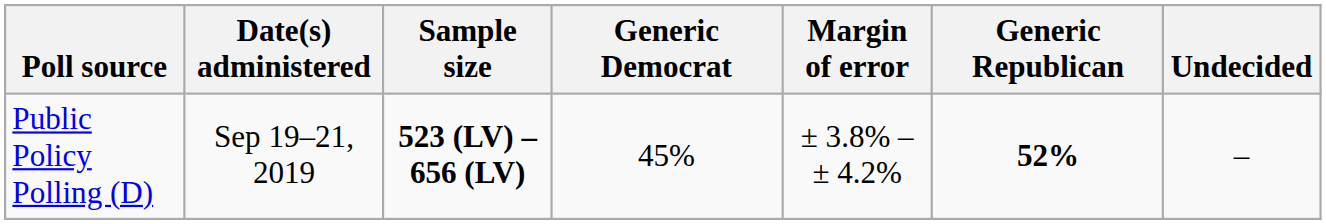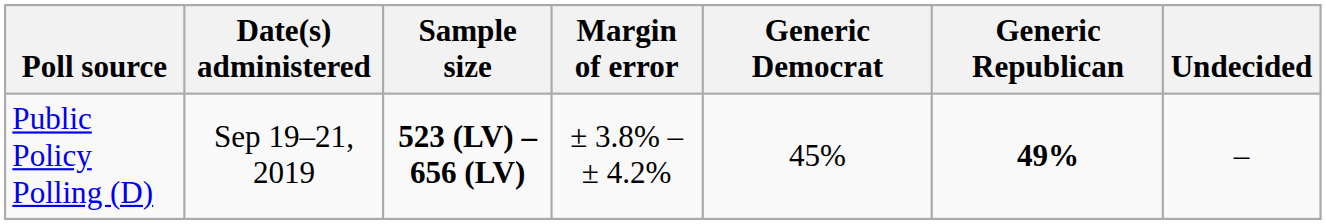columns swapped: (857, 48) <-> (666, 48)
(1048, 155) 52% -> (1048, 155) 49%
